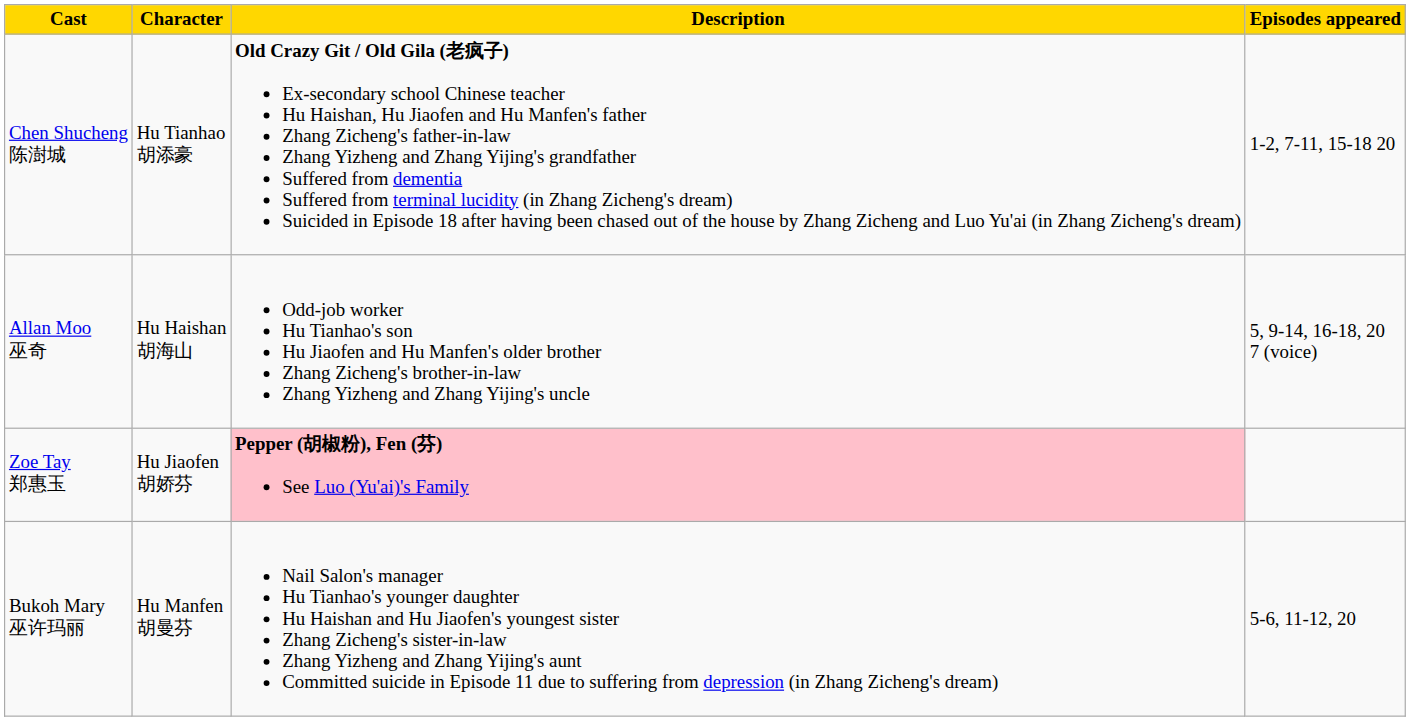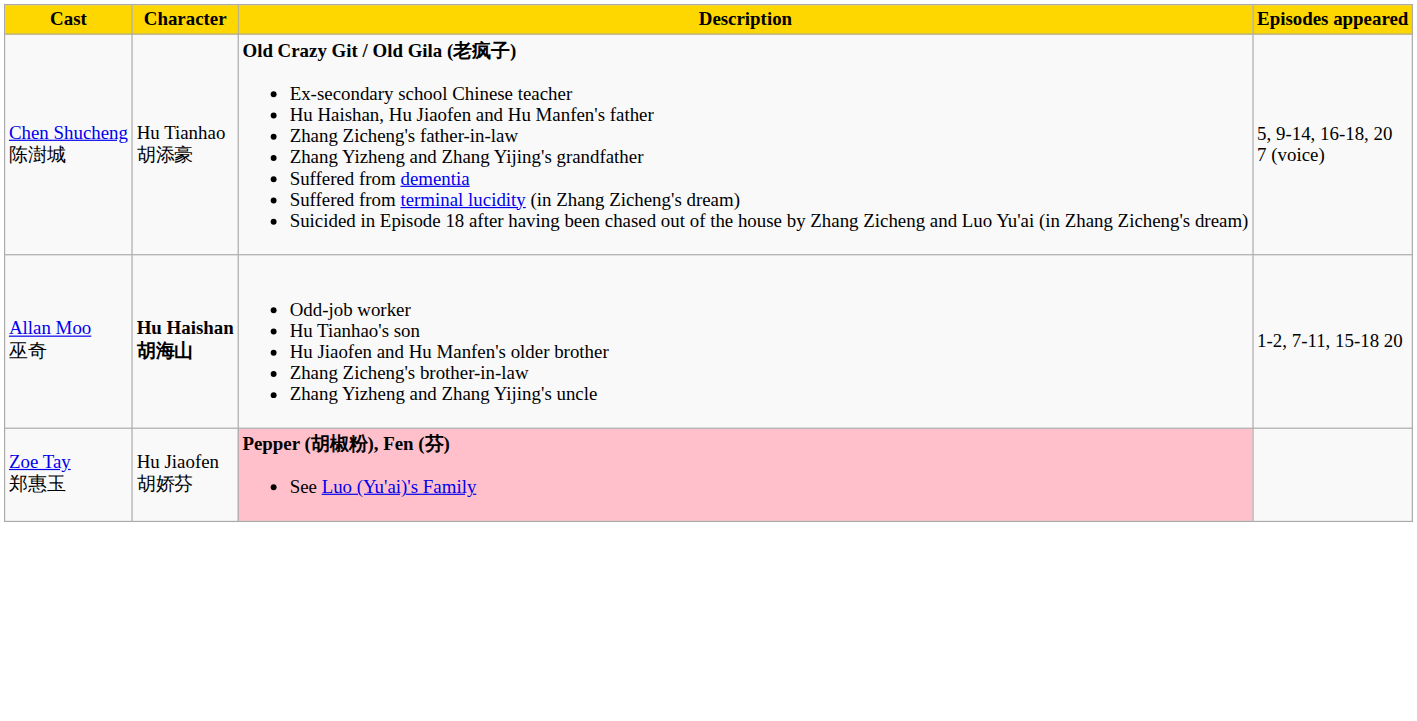(1322, 144) 1-2, 7-11, 15-18 20 -> (1325, 144) 5, 9-14, 16-18, 20 7 (voice)
(182, 340) normal -> (185, 340) bold
(1317, 341) 5, 9-14, 16-18, 20 7 (voice) -> (1330, 341) 1-2, 7-11, 15-18 20
- row: (57, 617)
